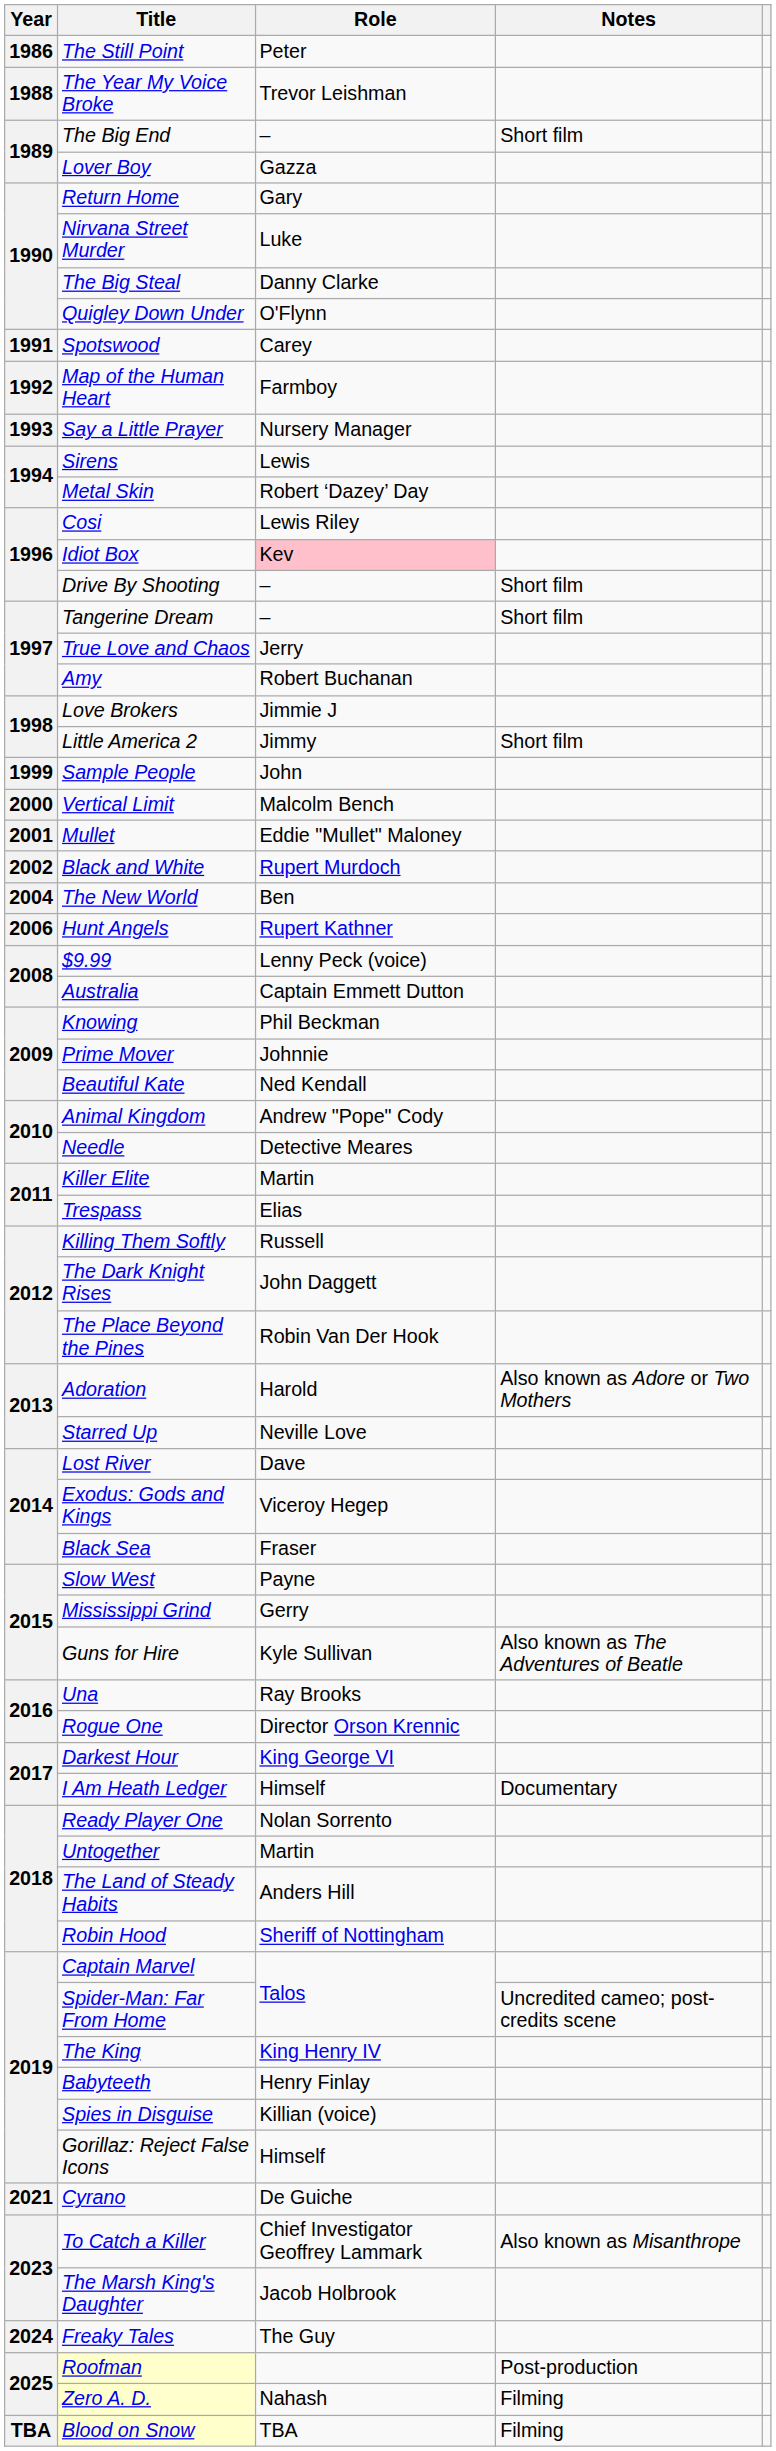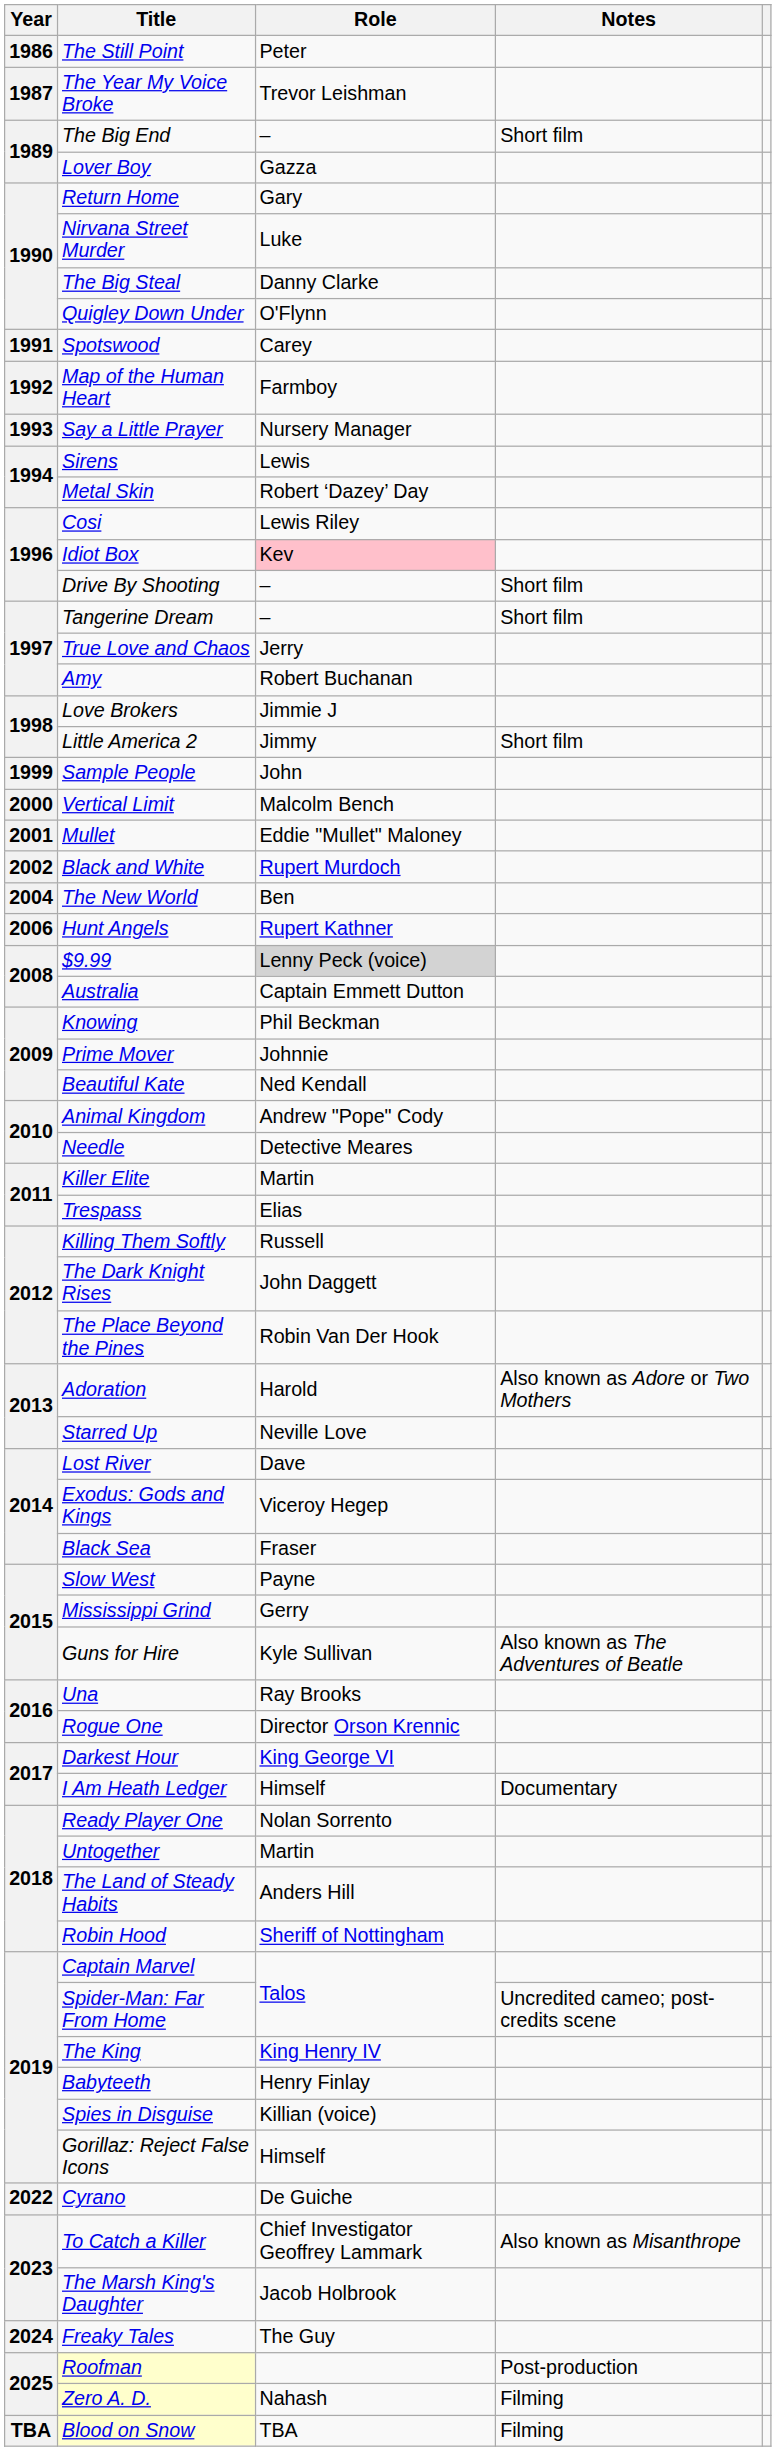(31, 93) 1988 -> (31, 93) 1987
(343, 960) no background -> (343, 960) lightgrey background
(31, 2198) 2021 -> (31, 2198) 2022
